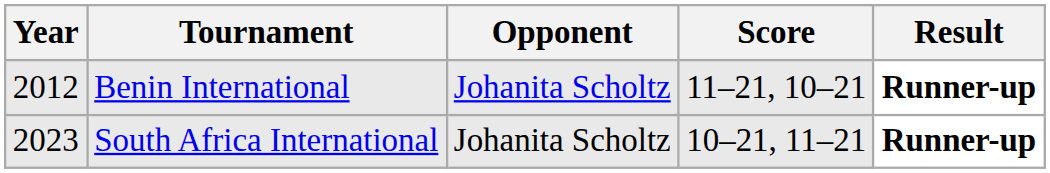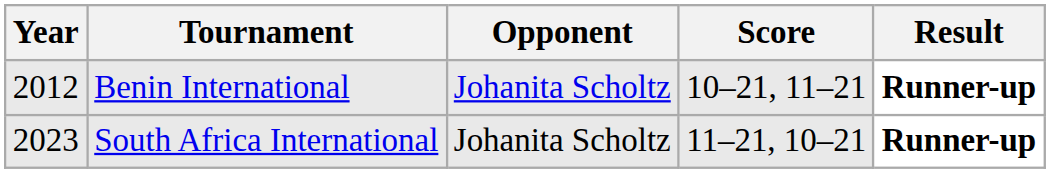(776, 86) 11–21, 10–21 -> (776, 86) 10–21, 11–21
(776, 140) 10–21, 11–21 -> (776, 140) 11–21, 10–21
